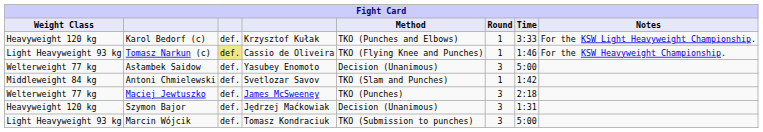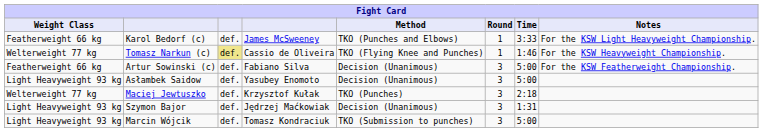(52, 39) Heavyweight 120 kg -> (54, 39) Featherweight 66 kg
(282, 39) Krzysztof Kułak -> (282, 39) James McSweeney
(64, 53) Light Heavyweight 93 kg -> (52, 53) Welterweight 77 kg
+ row: (171, 67)
(52, 67) Welterweight 77 kg -> (64, 80) Light Heavyweight 93 kg
- row: (171, 80)
(282, 94) James McSweeney -> (282, 94) Krzysztof Kułak
(52, 108) Heavyweight 120 kg -> (64, 108) Light Heavyweight 93 kg
